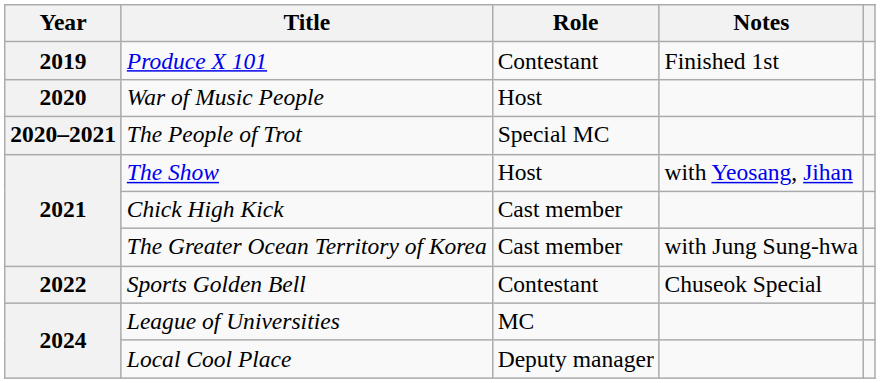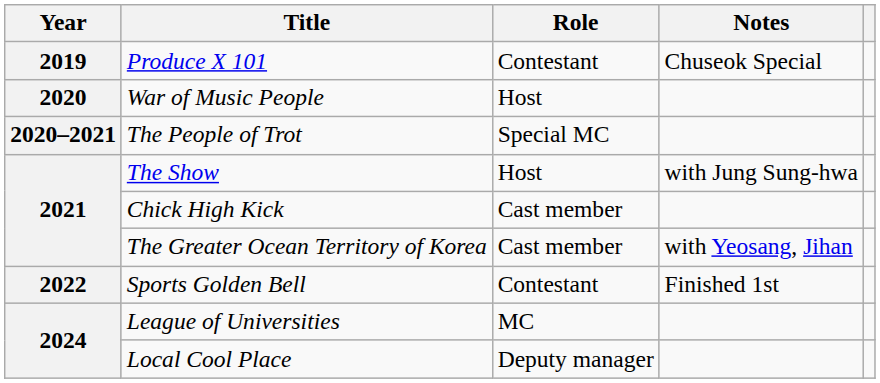(722, 60) Finished 1st -> (743, 60) Chuseok Special
(759, 172) with Yeosang, Jihan -> (761, 172) with Jung Sung-hwa
(761, 246) with Jung Sung-hwa -> (759, 246) with Yeosang, Jihan
(743, 284) Chuseok Special -> (722, 284) Finished 1st
